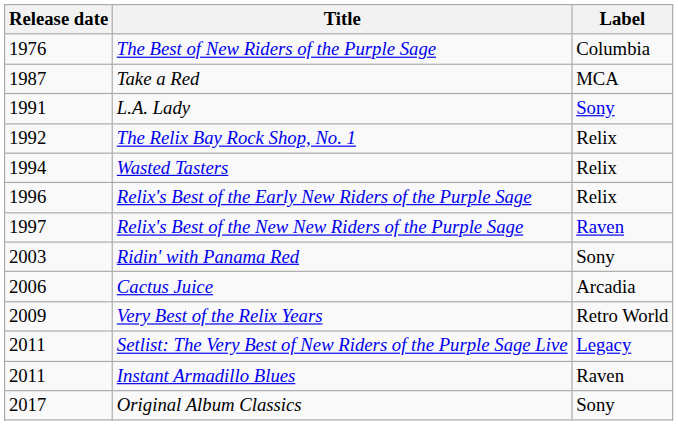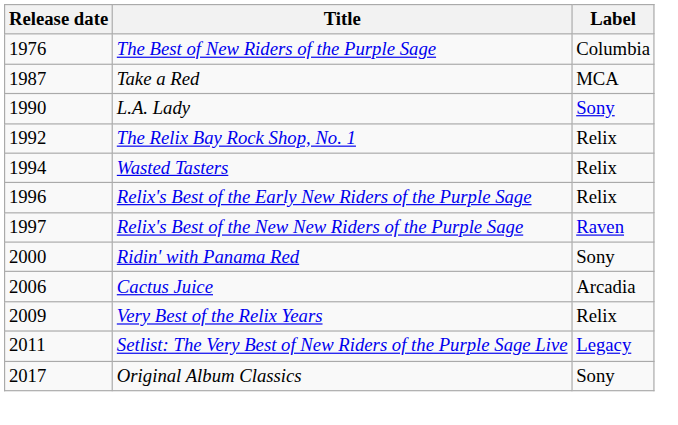(28, 108) 1991 -> (28, 108) 1990
(28, 256) 2003 -> (28, 256) 2000
(622, 316) Retro World -> (596, 316) Relix
- row: (206, 375)
